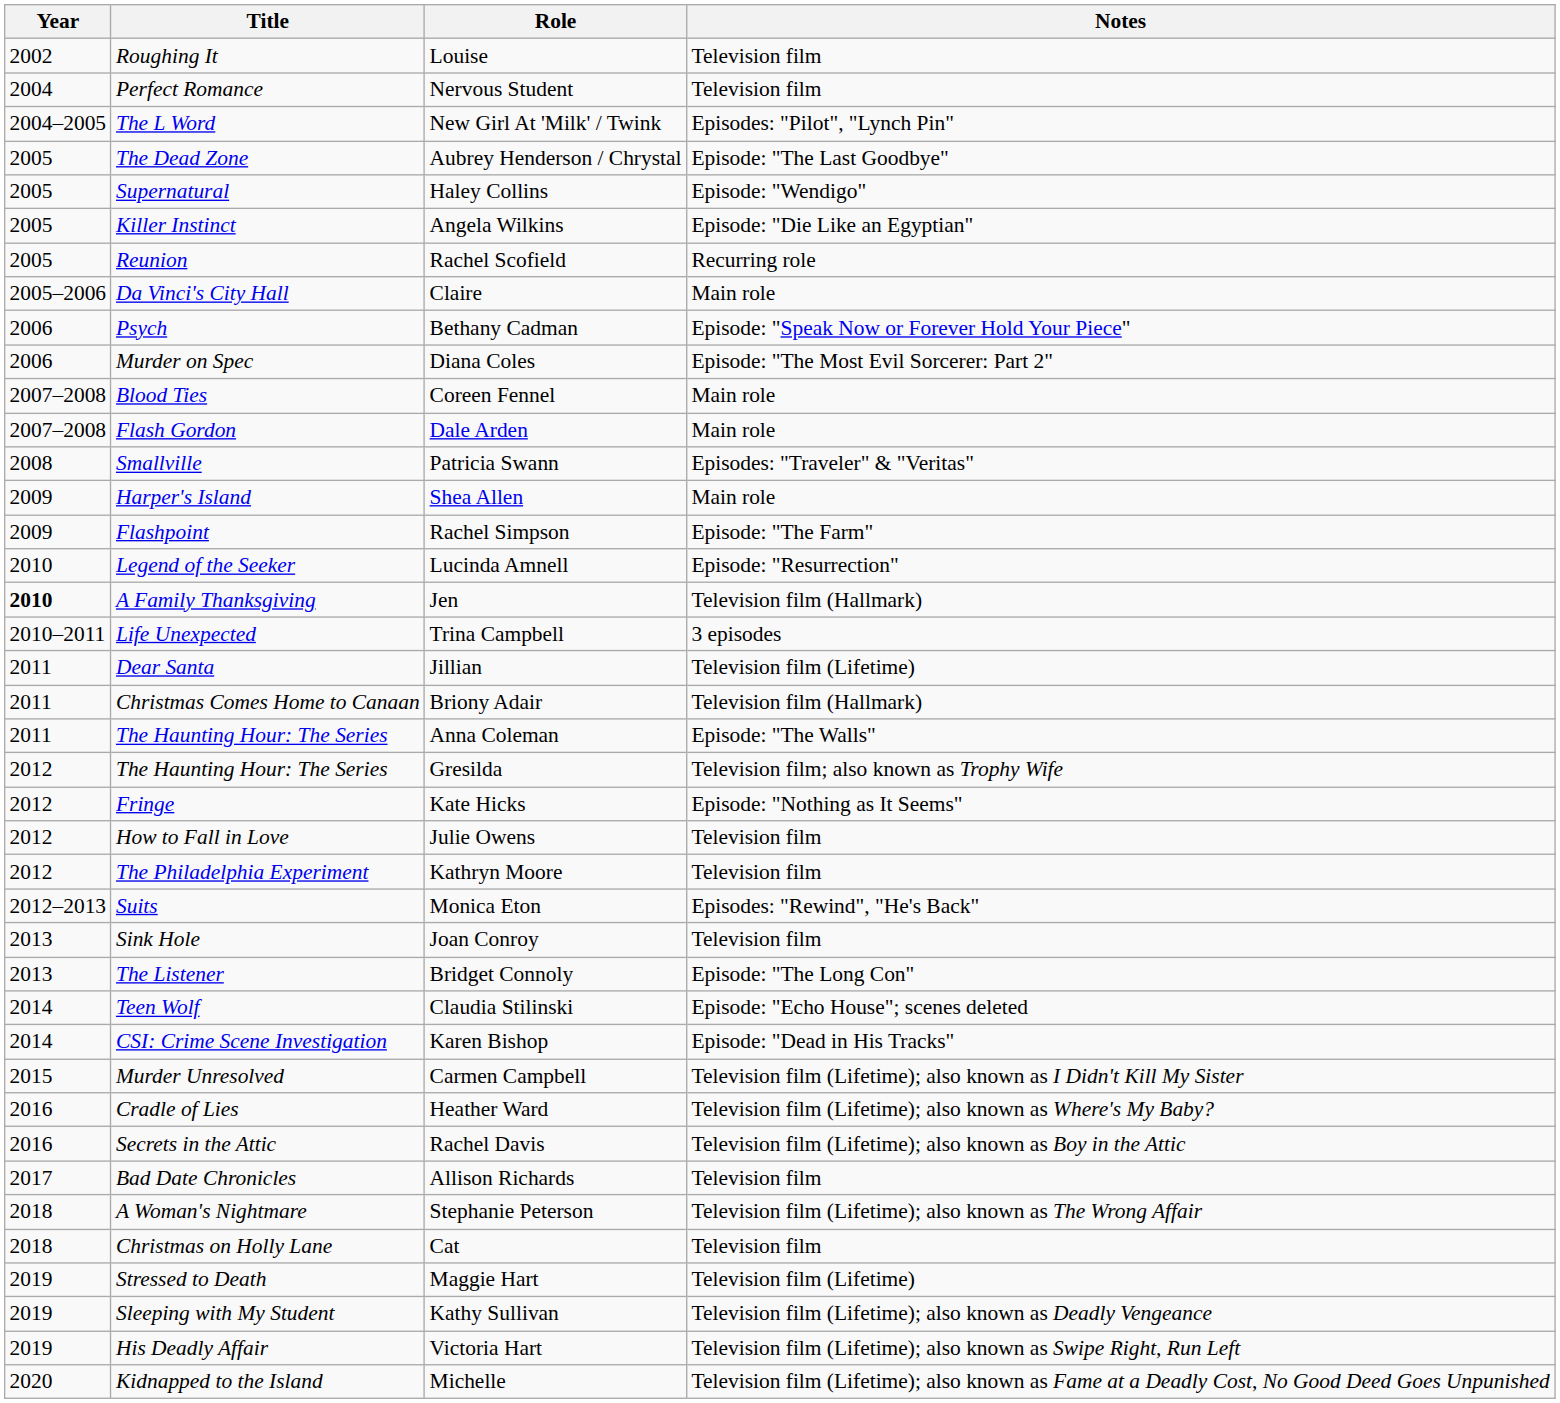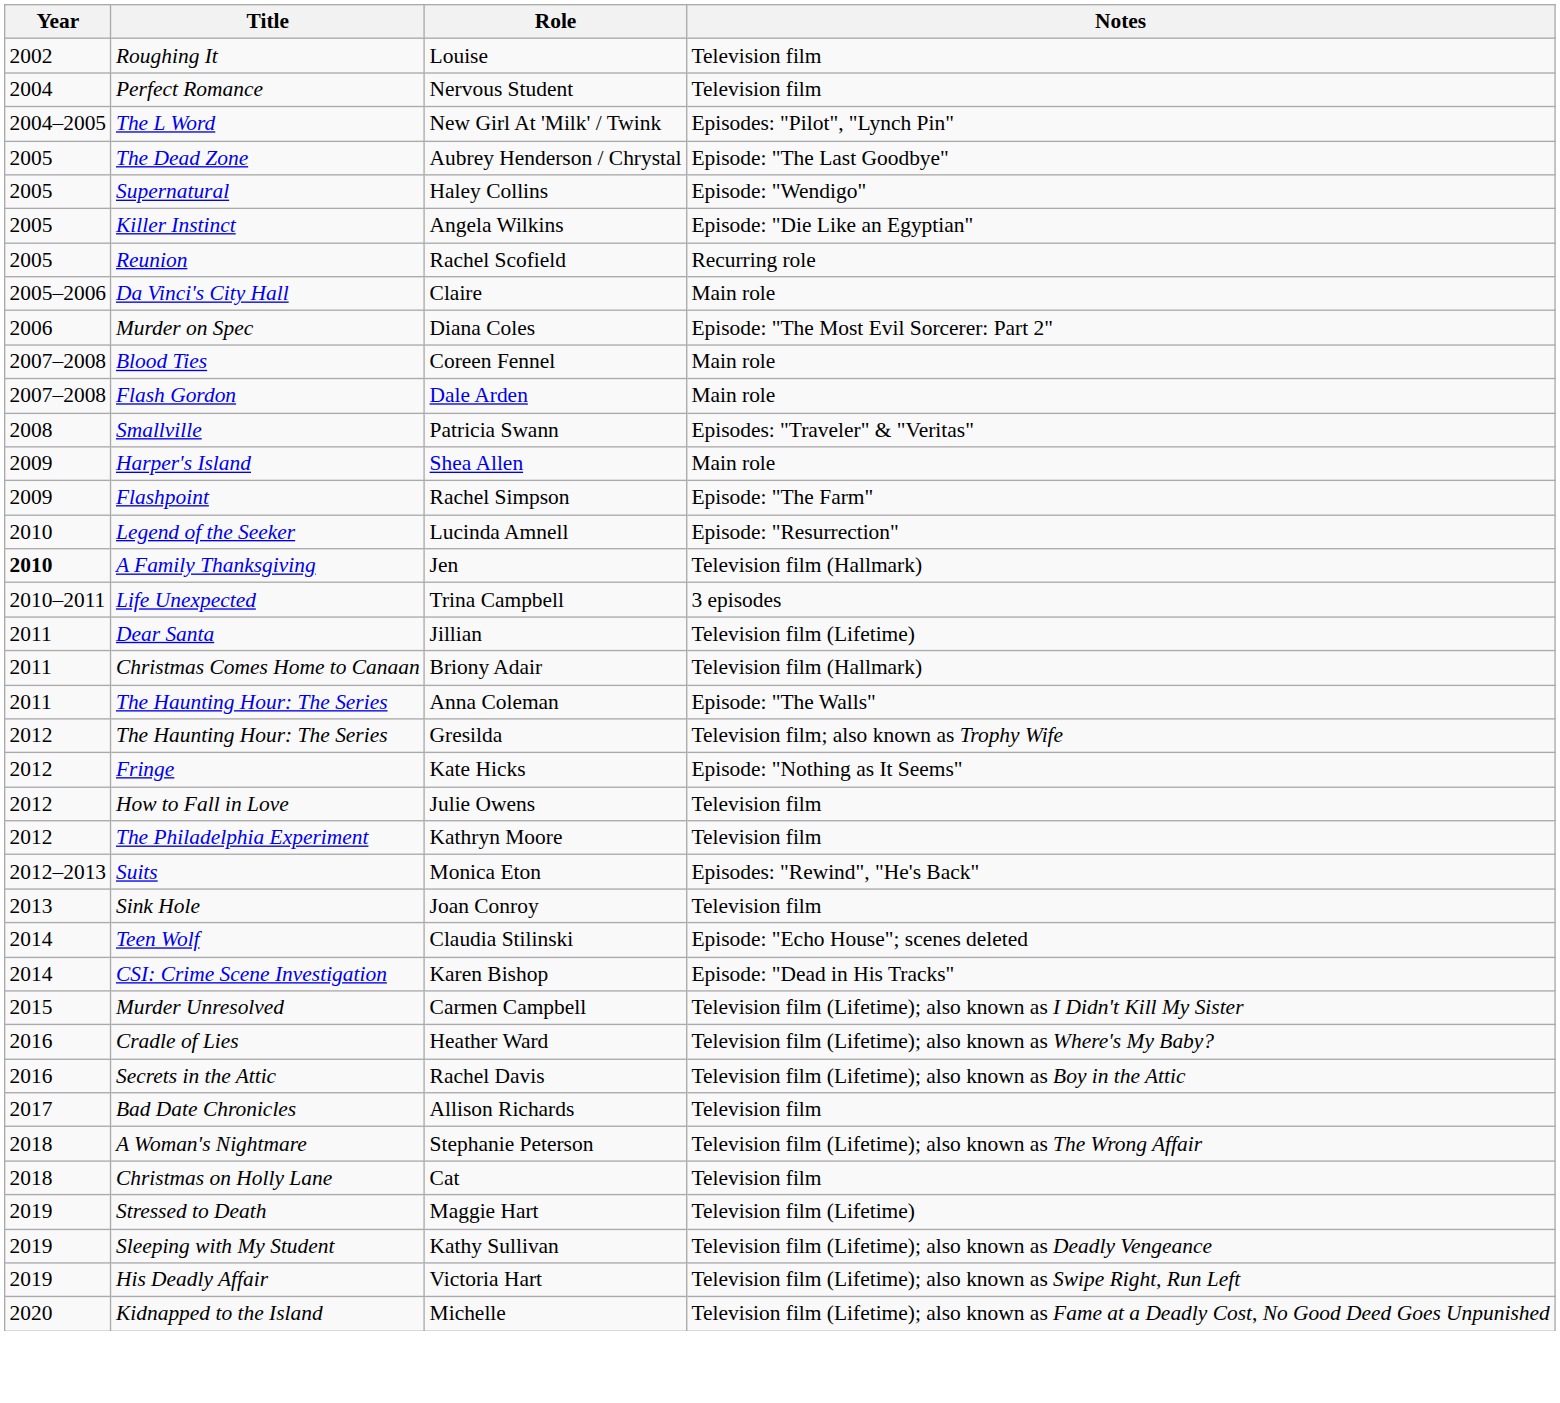- row: (504, 327)
- row: (501, 973)
